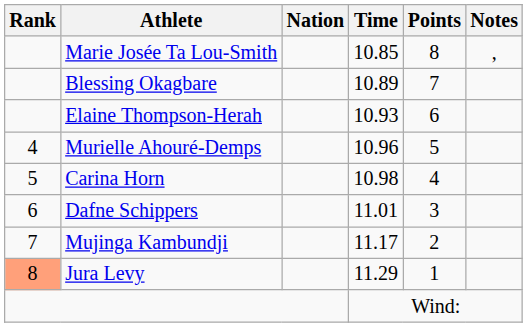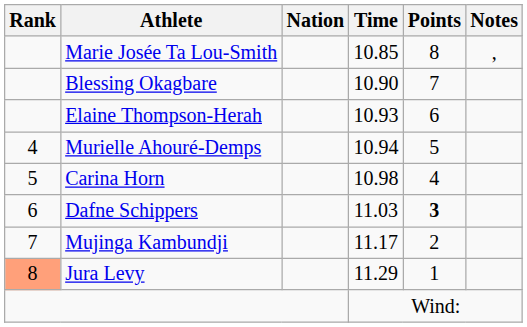(376, 83) 10.89 -> (376, 83) 10.90
(376, 147) 10.96 -> (376, 147) 10.94
(376, 210) 11.01 -> (376, 210) 11.03
(434, 210) normal -> (434, 210) bold
